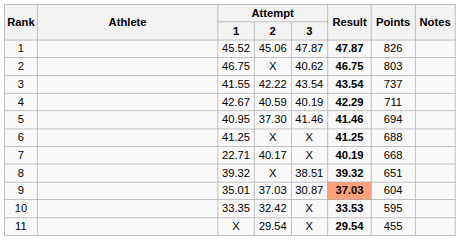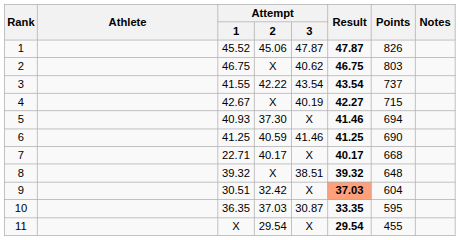(273, 102) 40.59 -> (273, 102) X
(349, 102) 42.29 -> (349, 102) 42.27
(393, 102) 711 -> (393, 102) 715
(236, 119) 40.95 -> (236, 119) 40.93
(309, 119) 41.46 -> (309, 119) X
(273, 137) X -> (273, 137) 40.59
(309, 137) X -> (309, 137) 41.46
(393, 137) 688 -> (393, 137) 690
(349, 155) 40.19 -> (349, 155) 40.17
(393, 173) 651 -> (393, 173) 648
(236, 191) 35.01 -> (236, 191) 30.51
(273, 191) 37.03 -> (273, 191) 32.42
(309, 191) 30.87 -> (309, 191) X
(236, 208) 33.35 -> (236, 208) 36.35
(273, 208) 32.42 -> (273, 208) 37.03
(309, 208) X -> (309, 208) 30.87
(349, 208) 33.53 -> (349, 208) 33.35
